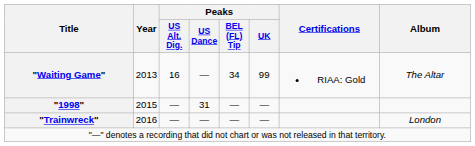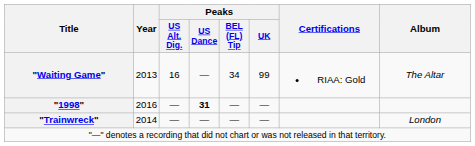(146, 105) 2015 -> (146, 105) 2016
(204, 105) normal -> (204, 105) bold
(146, 120) 2016 -> (146, 120) 2014
